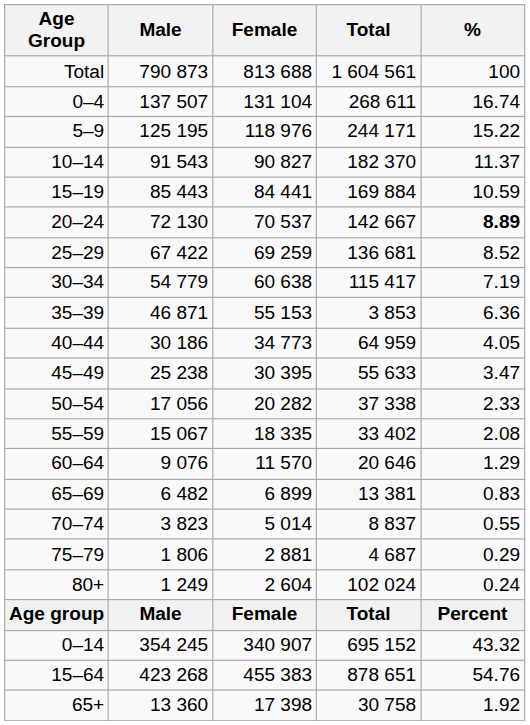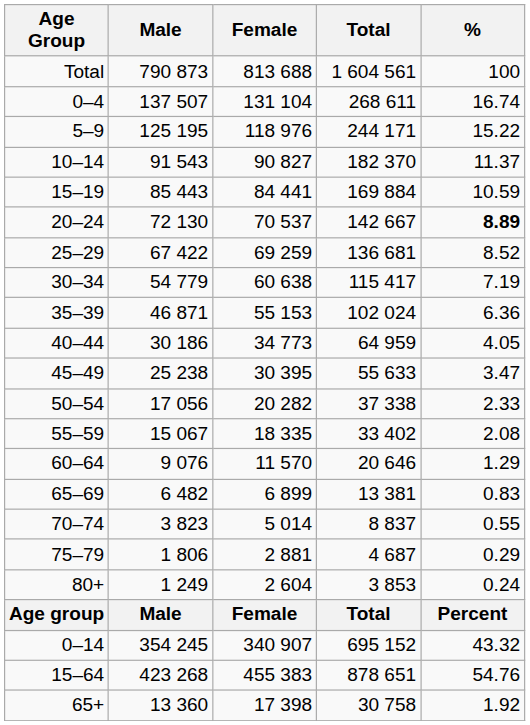(392, 312) 3 853 -> (382, 312) 102 024
(382, 584) 102 024 -> (392, 584) 3 853
